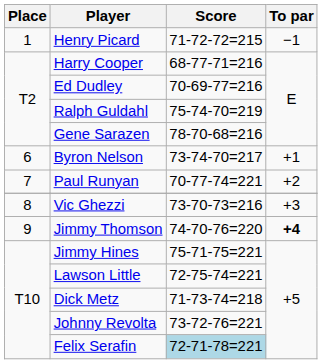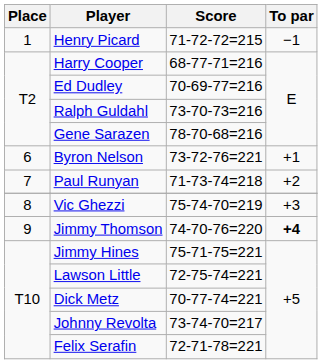(216, 110) 75-74-70=219 -> (216, 110) 73-70-73=216
(216, 157) 73-74-70=217 -> (216, 157) 73-72-76=221
(216, 181) 70-77-74=221 -> (216, 181) 71-73-74=218
(216, 205) 73-70-73=216 -> (216, 205) 75-74-70=219
(216, 299) 71-73-74=218 -> (216, 299) 70-77-74=221
(216, 323) 73-72-76=221 -> (216, 323) 73-74-70=217
(216, 346) lightblue background -> (216, 346) no background
